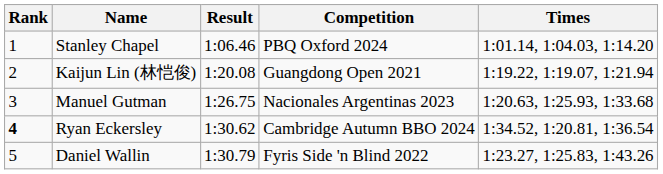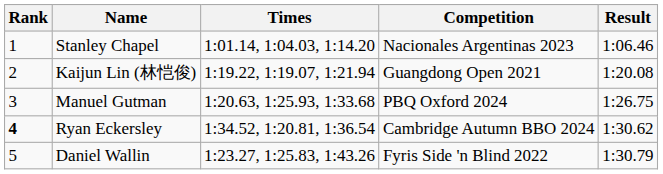columns swapped: (230, 17) <-> (568, 17)
(325, 44) PBQ Oxford 2024 -> (478, 44) Nacionales Argentinas 2023
(359, 101) Nacionales Argentinas 2023 -> (445, 101) PBQ Oxford 2024
